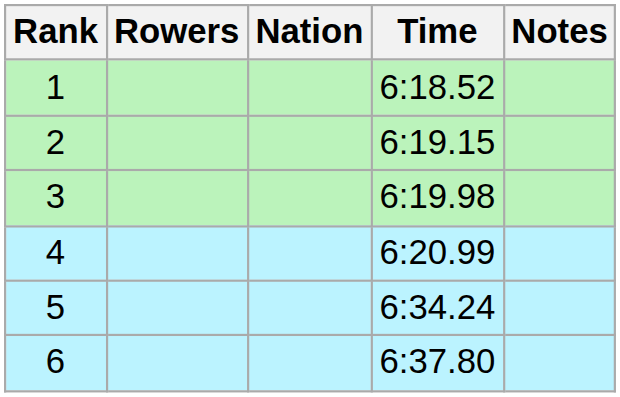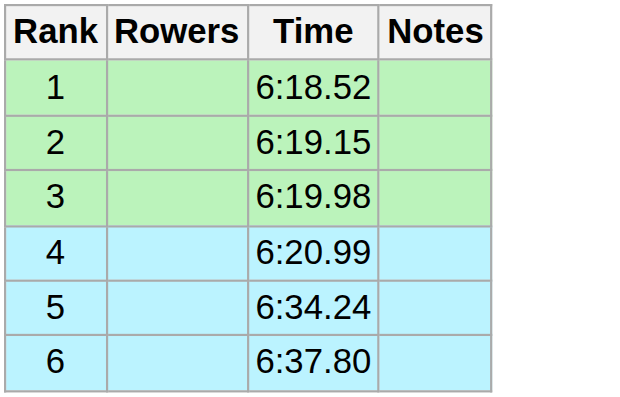- column: (309, 32)
